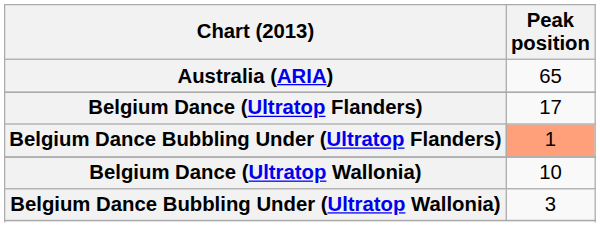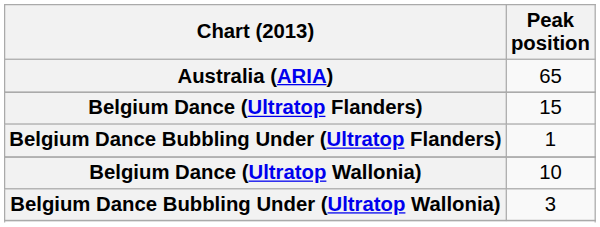(550, 107) 17 -> (550, 107) 15
(550, 140) lightsalmon background -> (550, 140) no background
